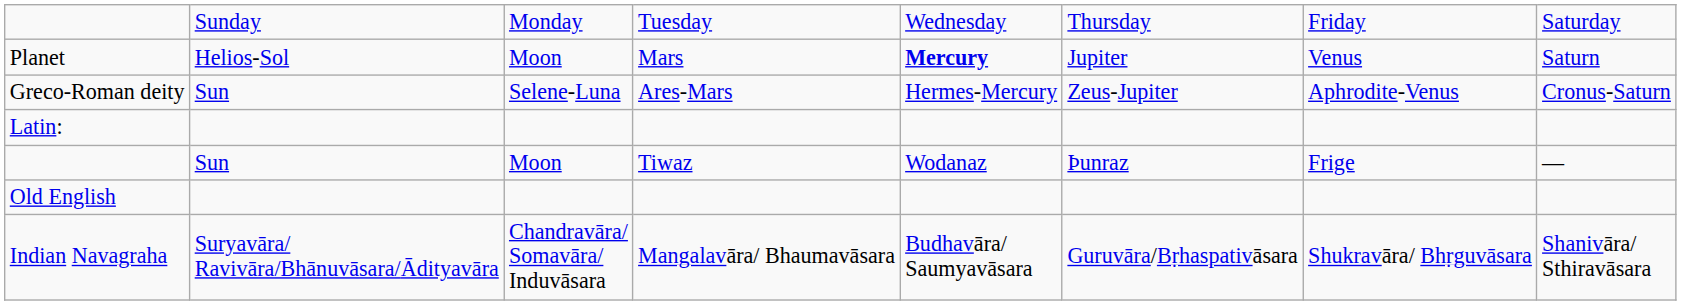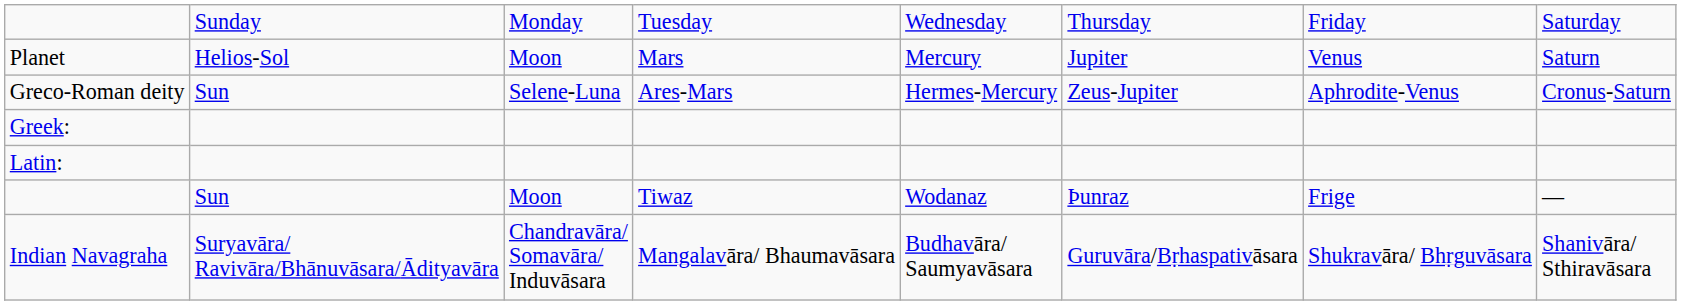(947, 57) bold -> (943, 57) normal
+ row: (40, 127)
- row: (63, 197)
